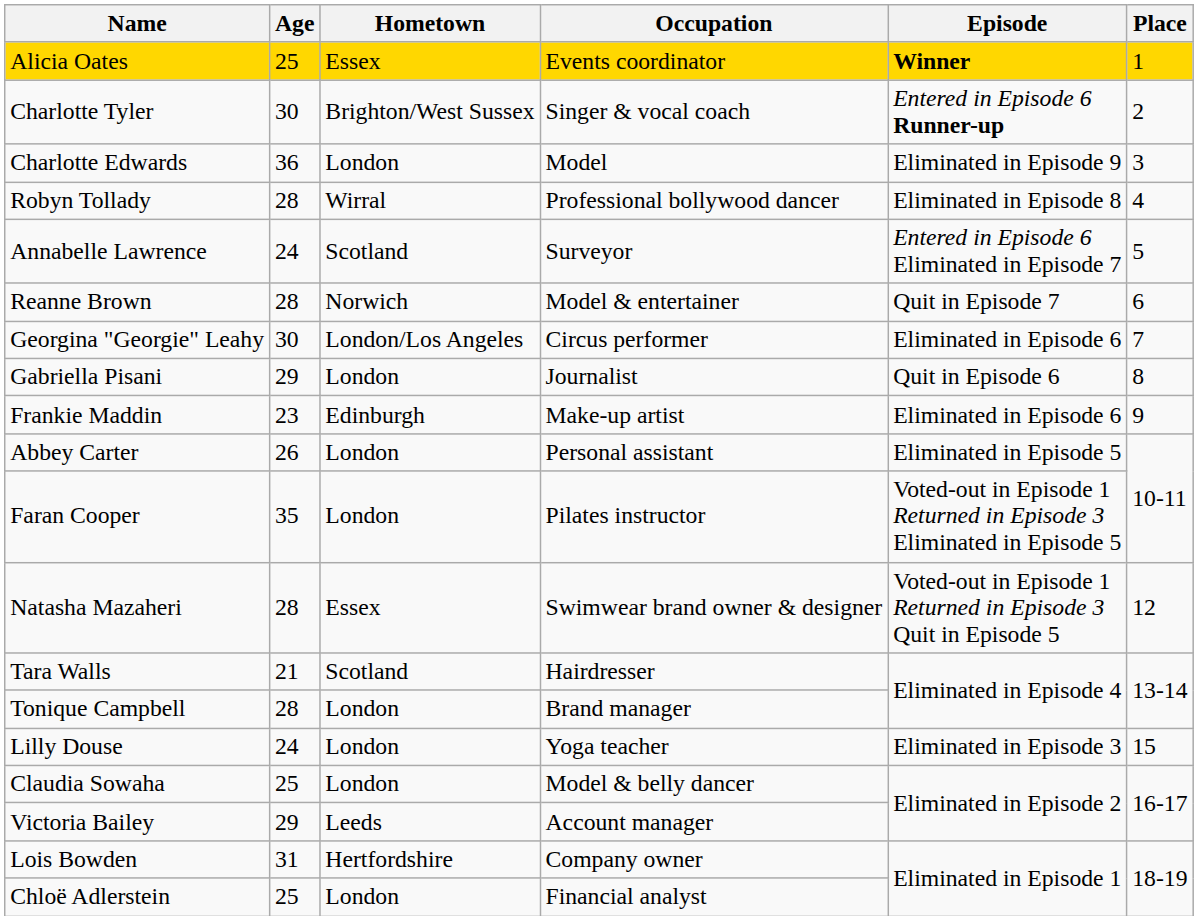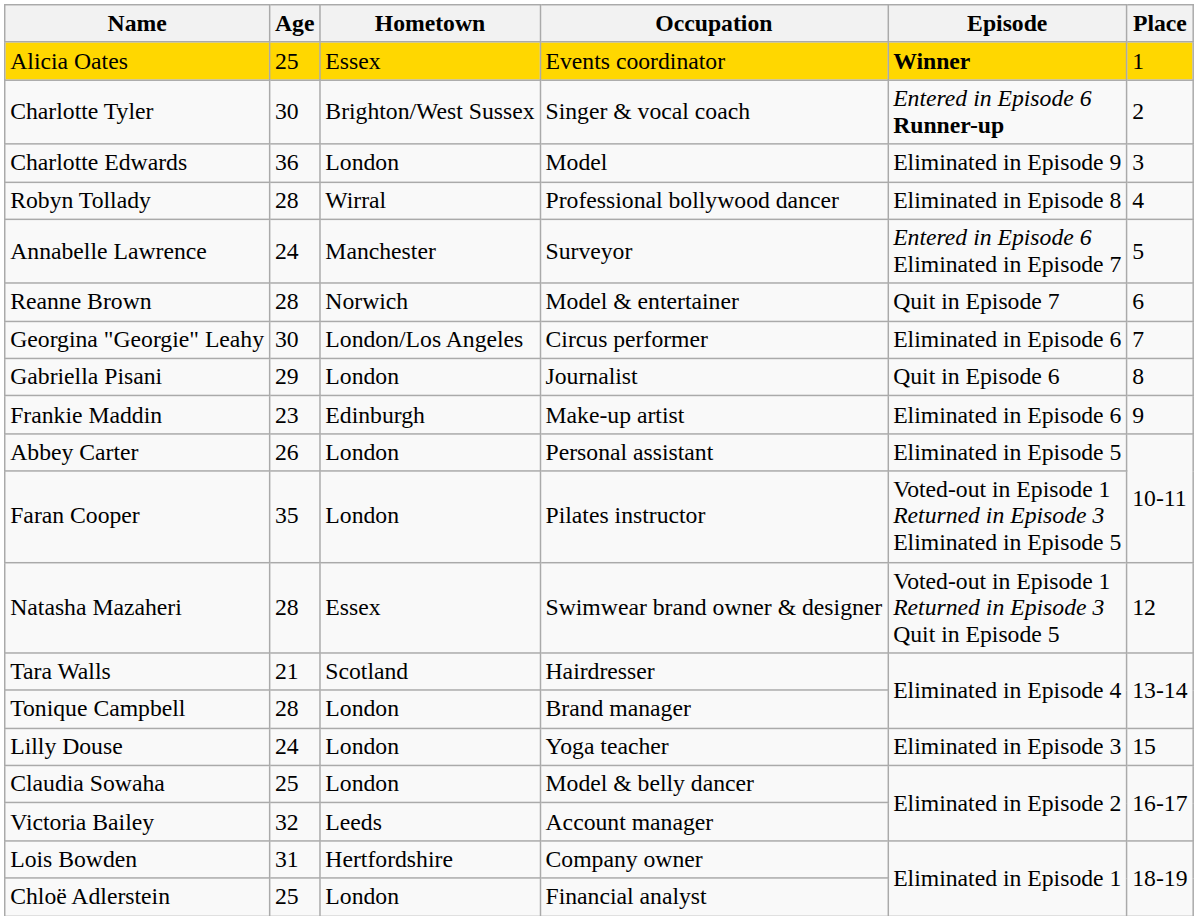(367, 251) Scotland -> (381, 251) Manchester
(287, 821) 29 -> (287, 821) 32
